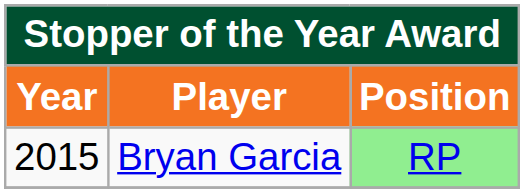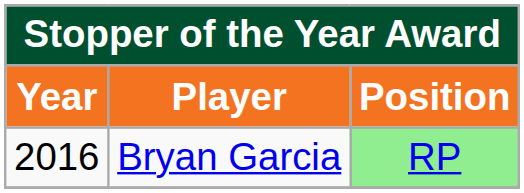(57, 156) 2015 -> (57, 156) 2016
